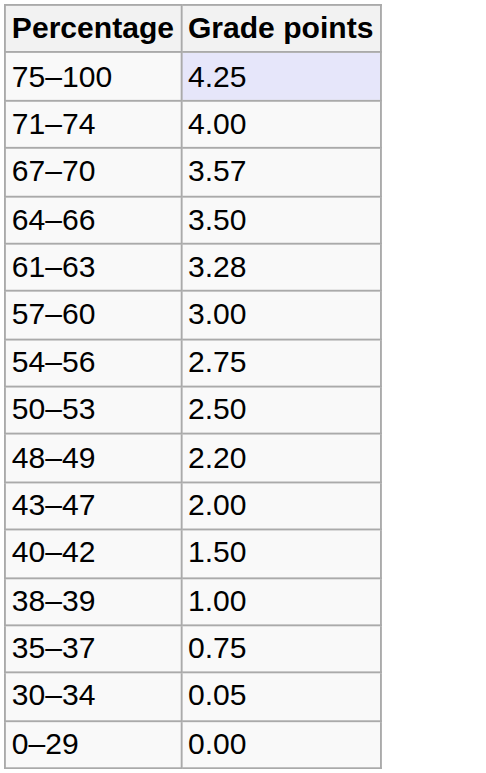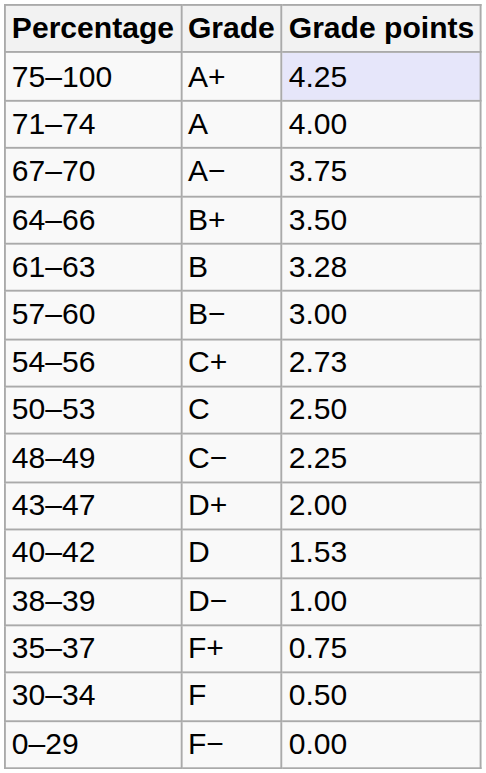+ column: (231, 28)
(217, 171) 3.57 -> (318, 171) 3.75
(217, 362) 2.75 -> (318, 362) 2.73
(217, 457) 2.20 -> (318, 457) 2.25
(217, 553) 1.50 -> (318, 553) 1.53
(217, 696) 0.05 -> (318, 696) 0.50
